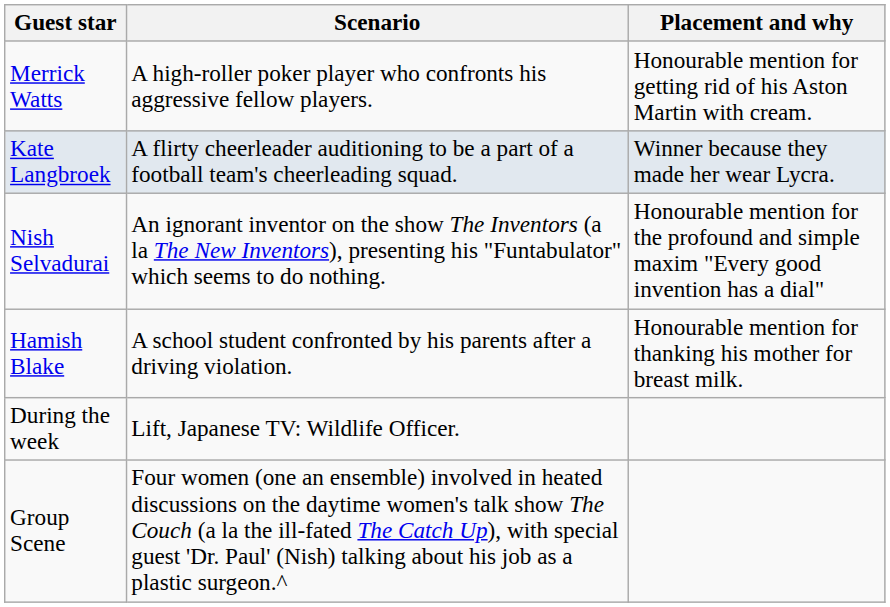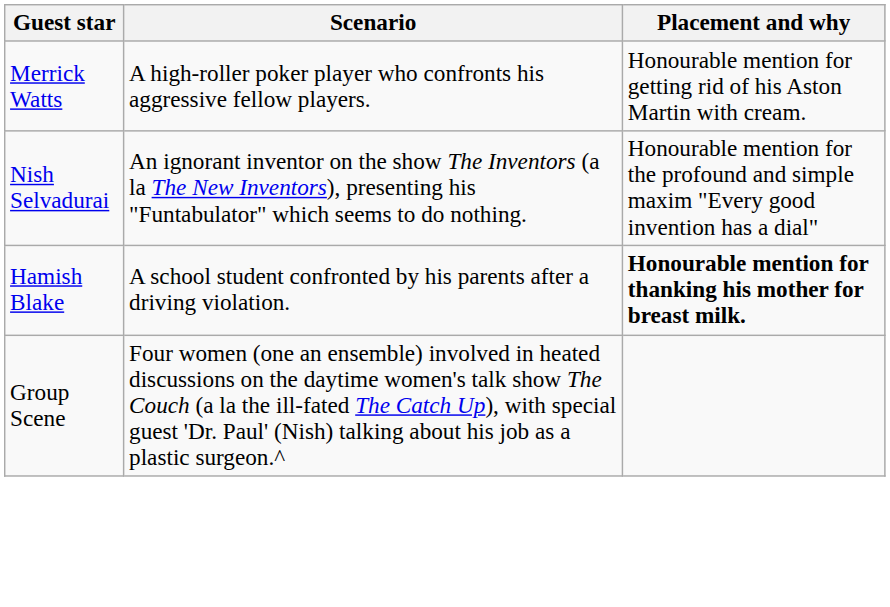- row: (60, 161)
(746, 352) normal -> (748, 289) bold
- row: (60, 428)
